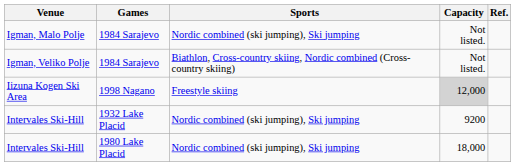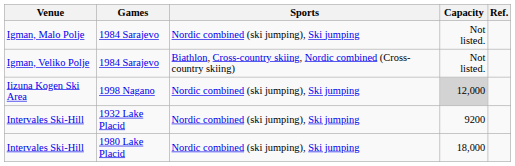(205, 91) Freestyle skiing -> (265, 91) Nordic combined (ski jumping), Ski jumping
